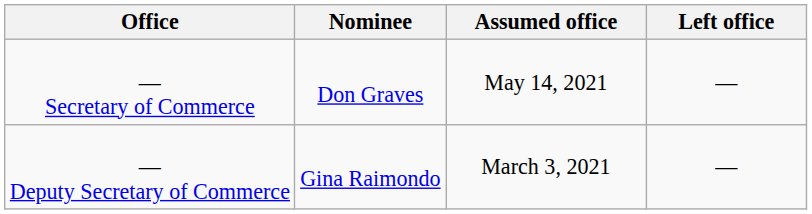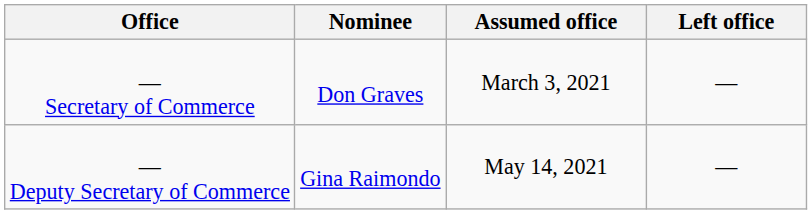(546, 81) May 14, 2021 -> (546, 81) March 3, 2021
(546, 166) March 3, 2021 -> (546, 166) May 14, 2021
